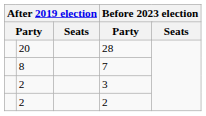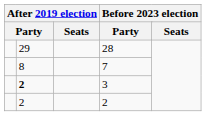(24, 48) 20 -> (24, 48) 29
(21, 84) normal -> (21, 84) bold
